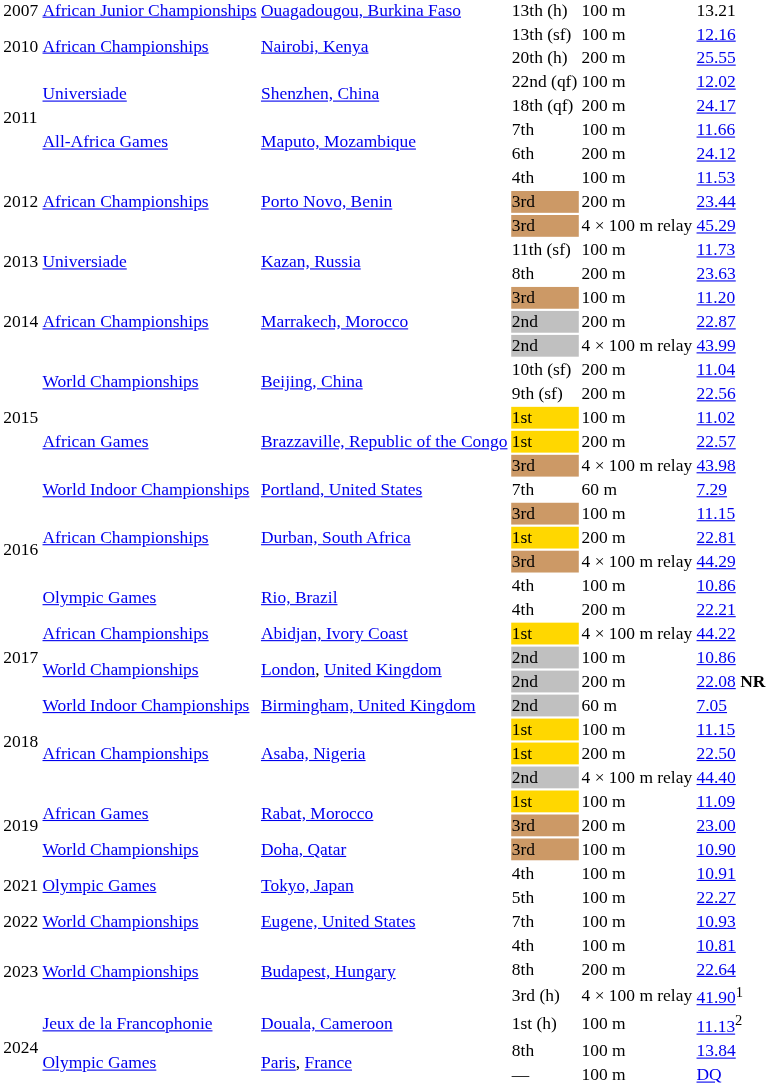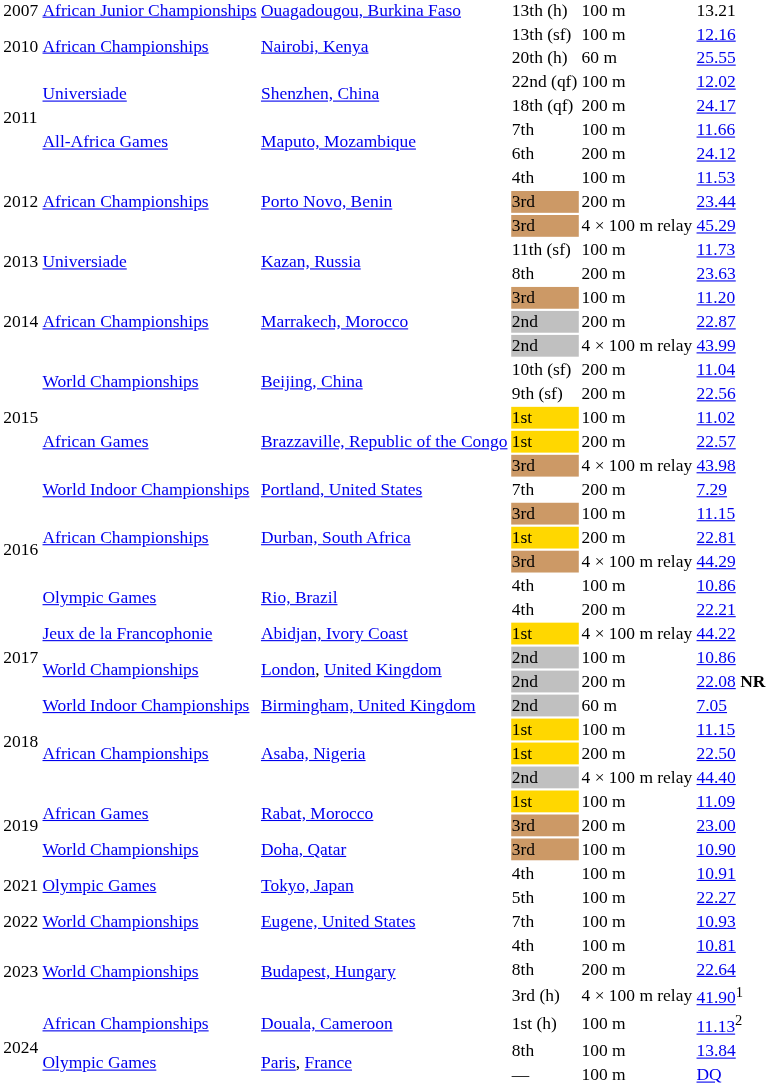(604, 57) 200 m -> (599, 57) 60 m
(599, 489) 60 m -> (604, 489) 200 m
(126, 633) African Championships -> (128, 633) Jeux de la Francophonie
(128, 1024) Jeux de la Francophonie -> (126, 1024) African Championships
